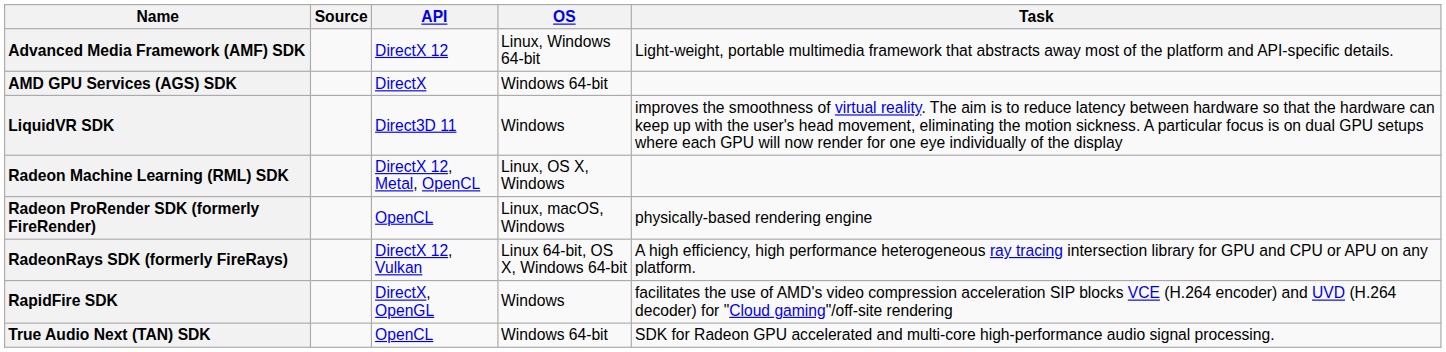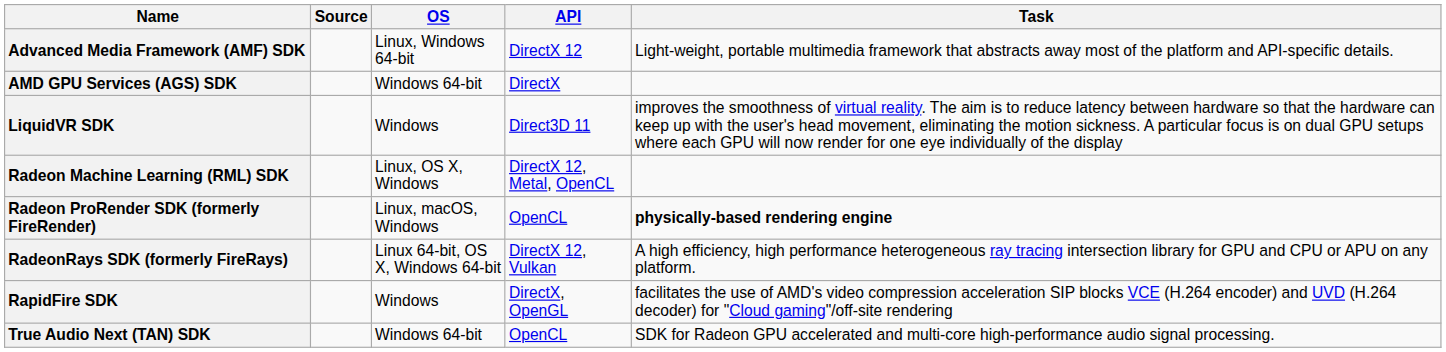columns swapped: (434, 16) <-> (564, 16)
(754, 217) normal -> (764, 217) bold
